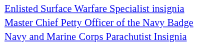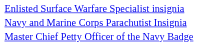rows swapped: (96, 37) <-> (99, 22)
